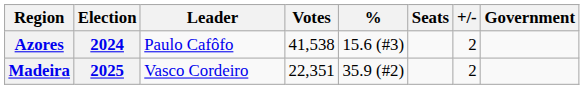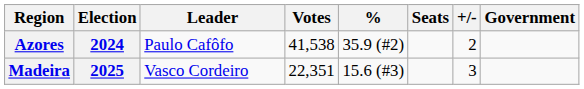(373, 44) 15.6 (#3) -> (373, 44) 35.9 (#2)
(373, 71) 35.9 (#2) -> (373, 71) 15.6 (#3)
(473, 71) 2 -> (473, 71) 3
